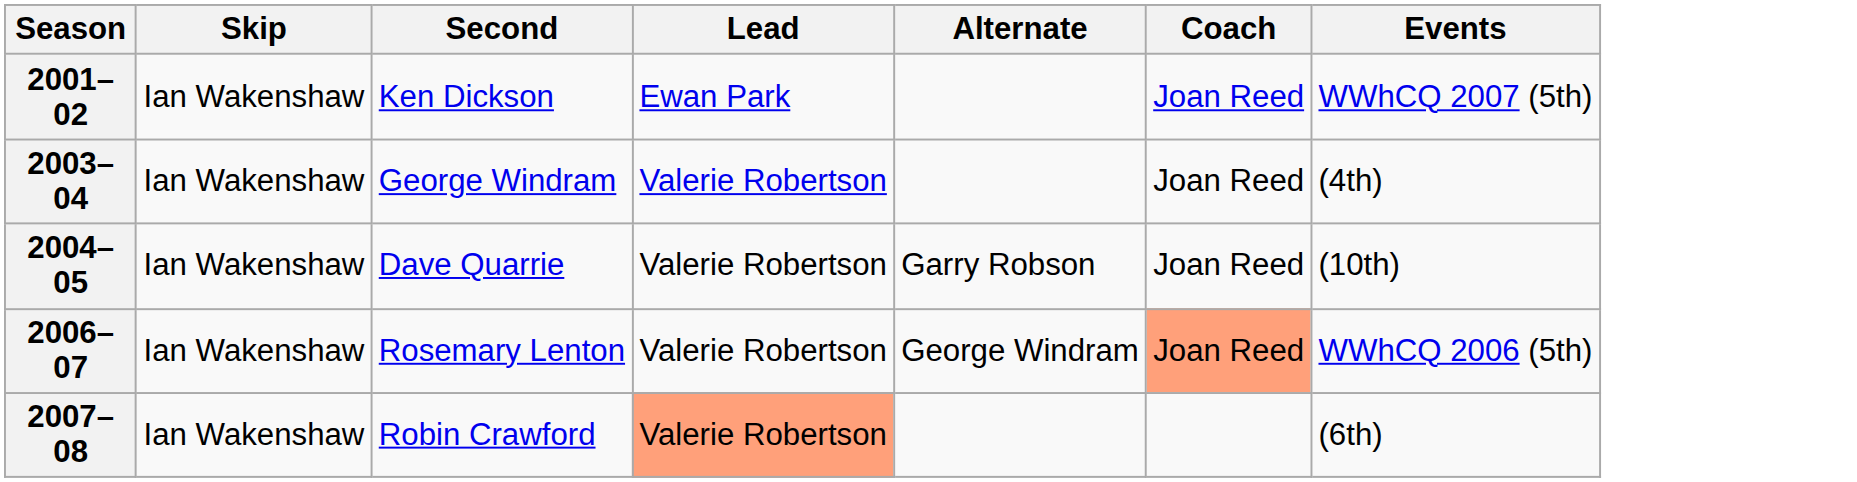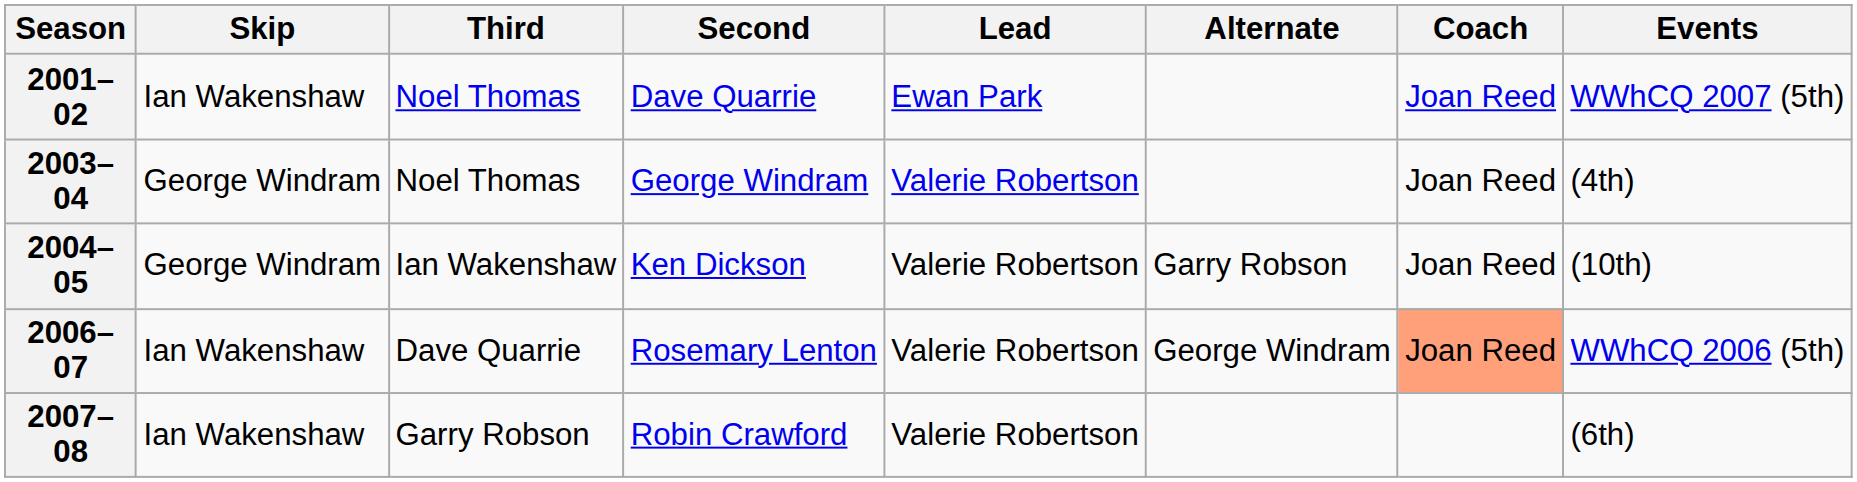+ column: (506, 29)
(466, 96) Ken Dickson -> (723, 96) Dave Quarrie
(254, 180) Ian Wakenshaw -> (262, 180) George Windram
(254, 265) Ian Wakenshaw -> (262, 265) George Windram
(472, 265) Dave Quarrie -> (718, 265) Ken Dickson
(763, 434) lightsalmon background -> (1015, 434) no background
